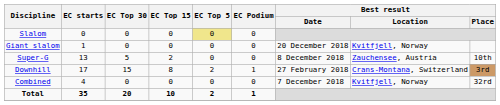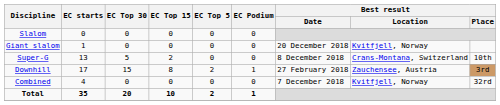(212, 35) khaki background -> (212, 35) no background
(394, 58) Zauchensee, Austria -> (410, 58) Crans-Montana, Switzerland
(410, 70) Crans-Montana, Switzerland -> (394, 70) Zauchensee, Austria
